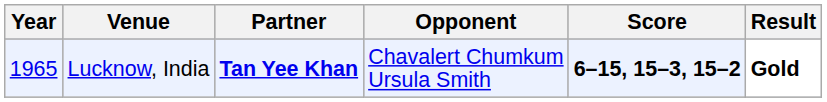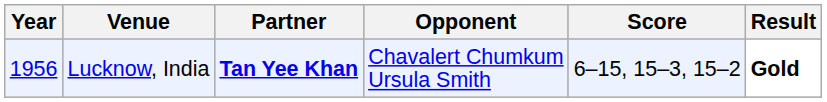(34, 68) 1965 -> (34, 68) 1956
(657, 68) bold -> (657, 68) normal
